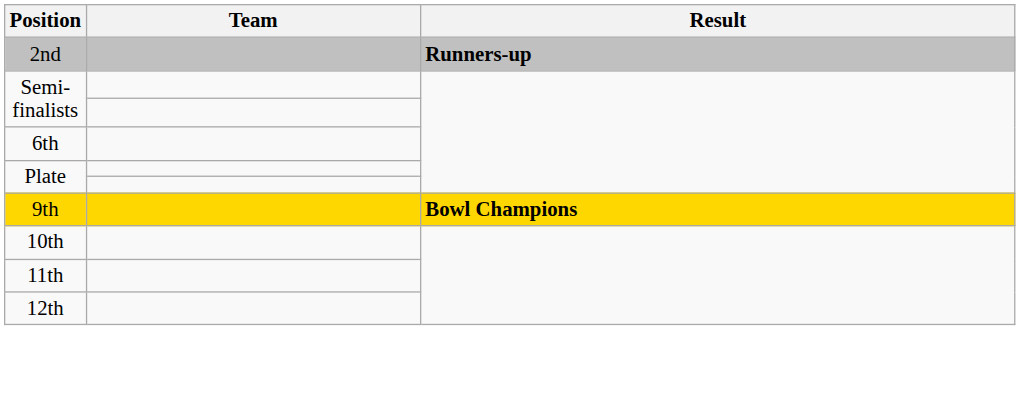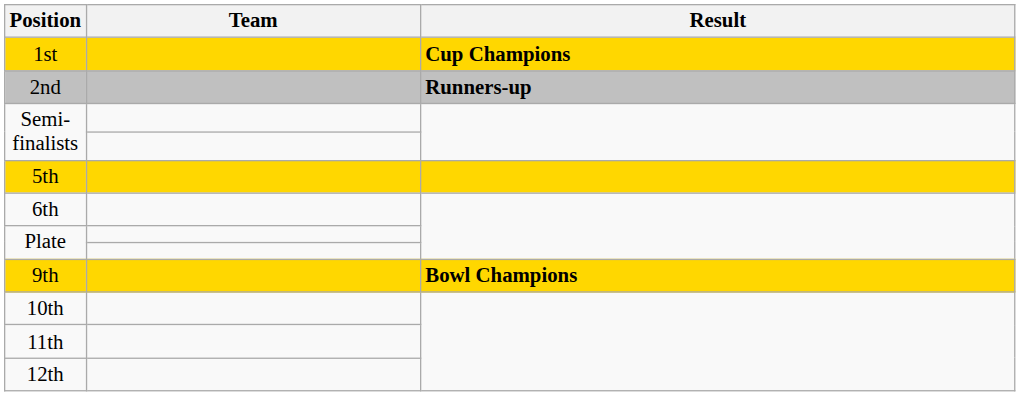+ row: (45, 53)
+ row: (45, 176)
